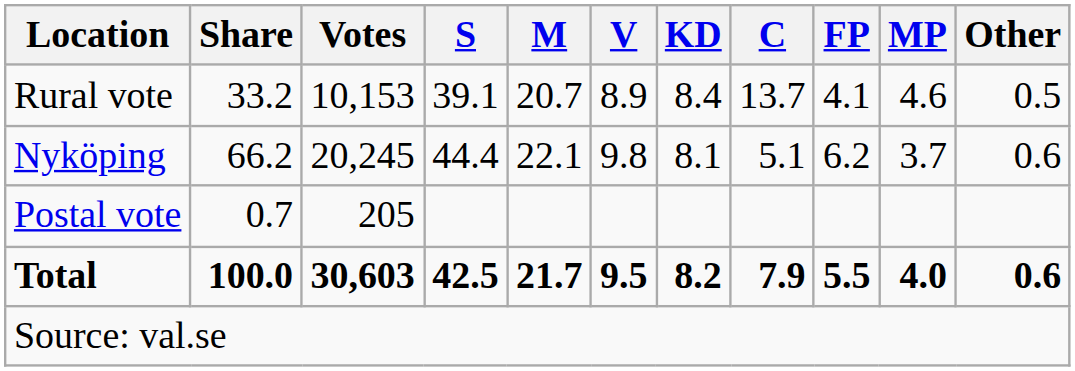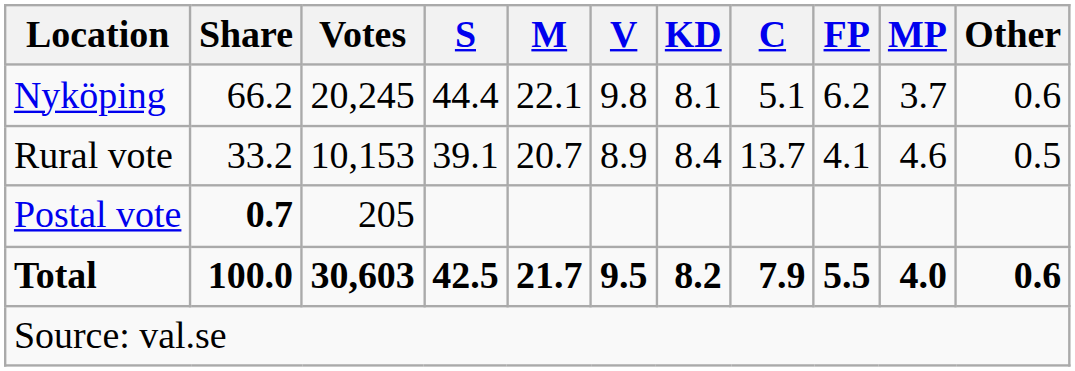rows swapped: (90, 154) <-> (93, 94)
(269, 214) normal -> (269, 214) bold
